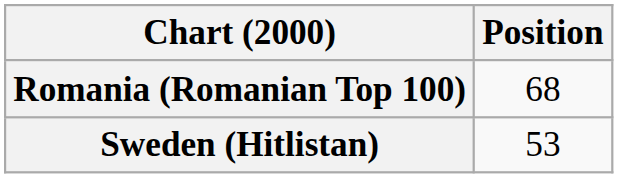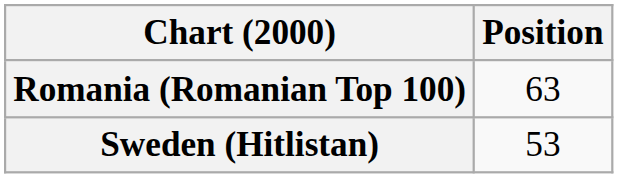(543, 88) 68 -> (543, 88) 63
